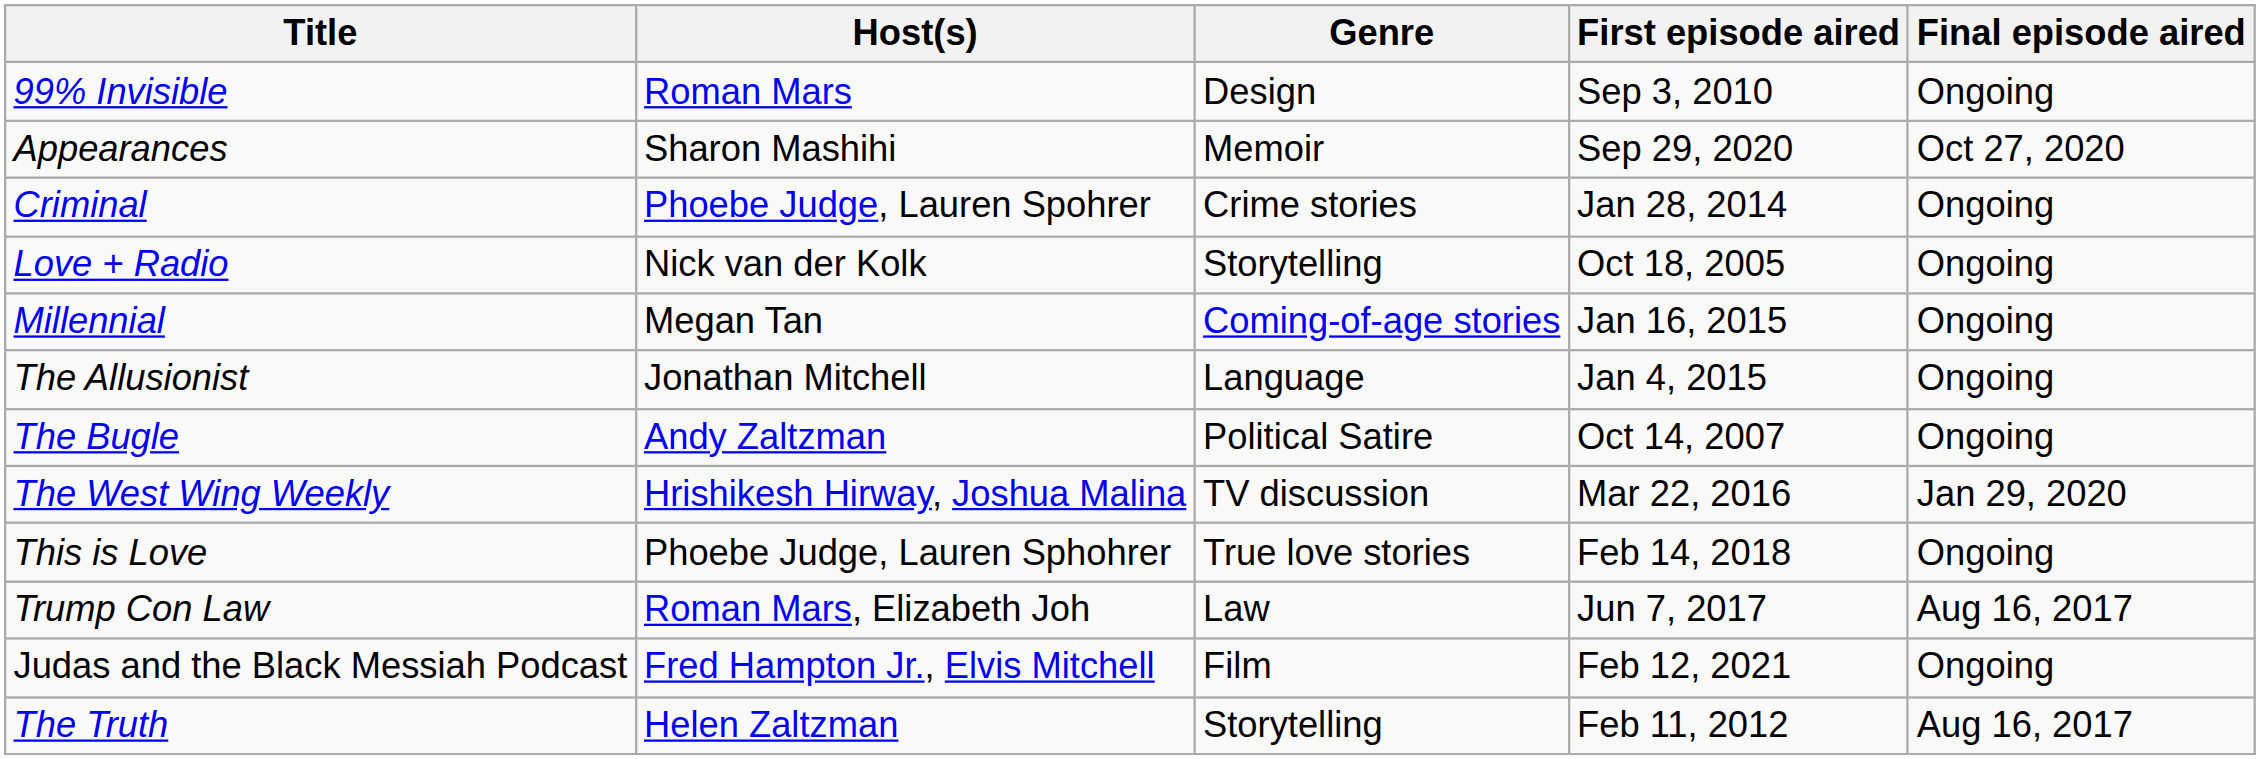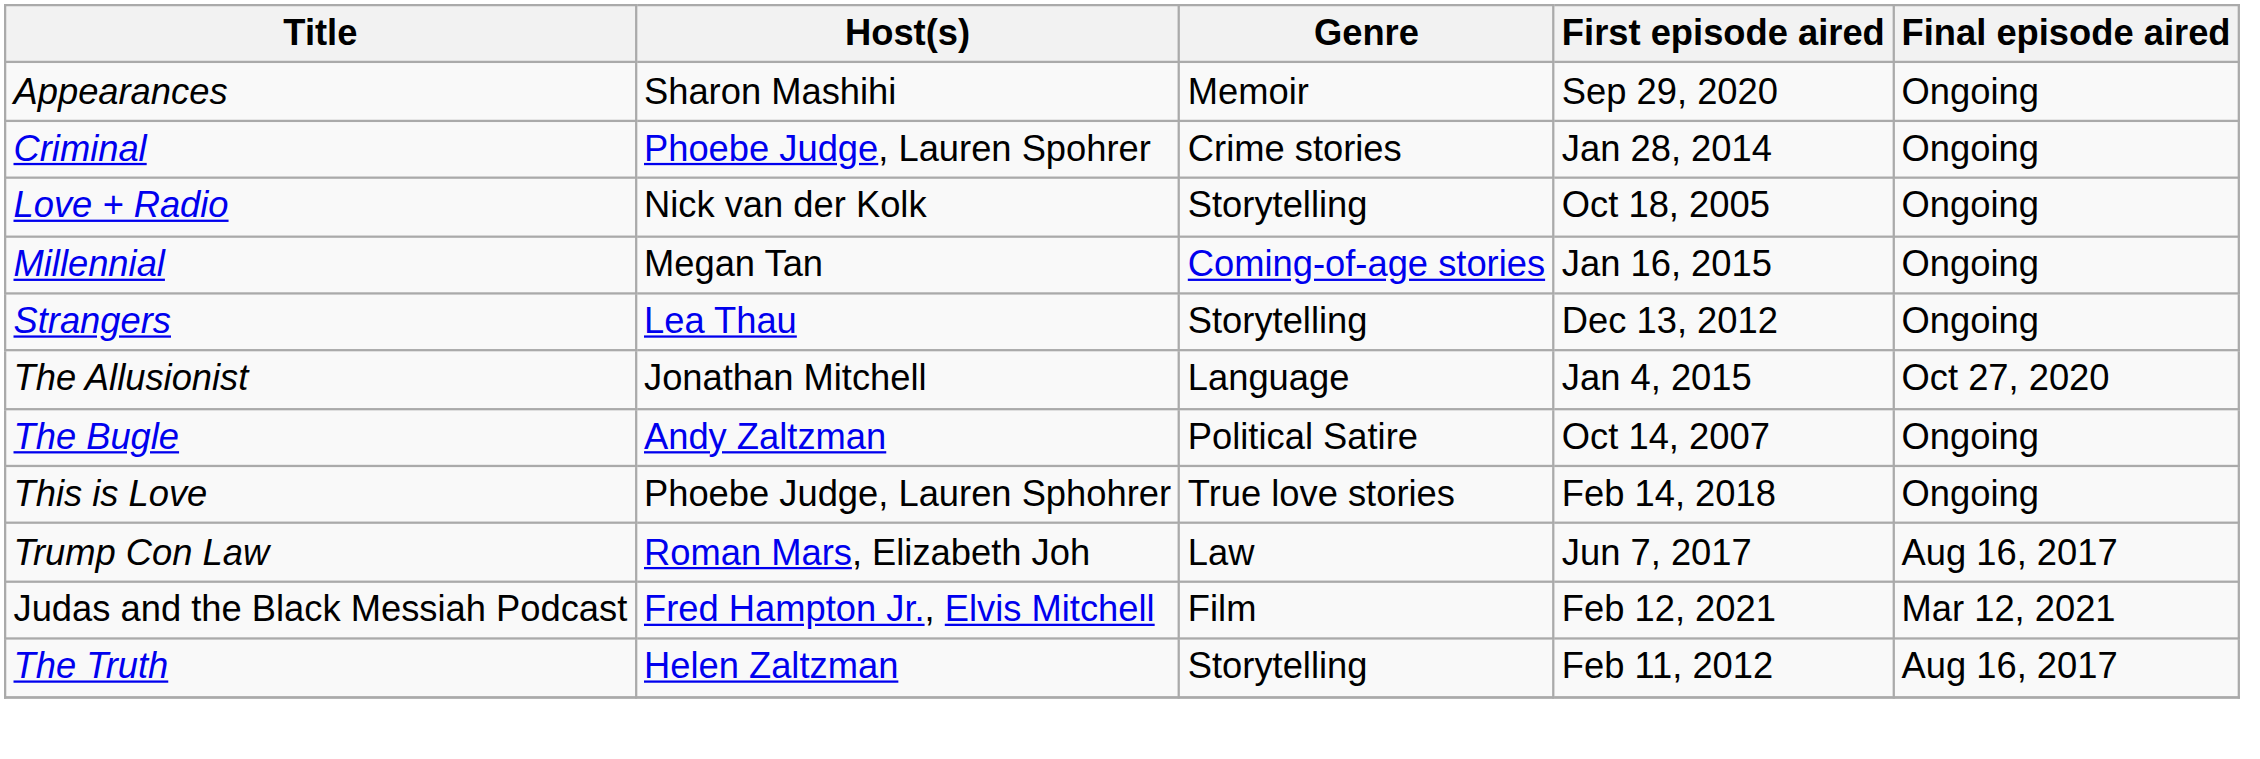- row: (121, 90)
(2021, 148) Oct 27, 2020 -> (1970, 90) Ongoing
+ row: (92, 321)
(1985, 378) Ongoing -> (2006, 378) Oct 27, 2020
- row: (201, 494)
(1985, 666) Ongoing -> (2009, 609) Mar 12, 2021
